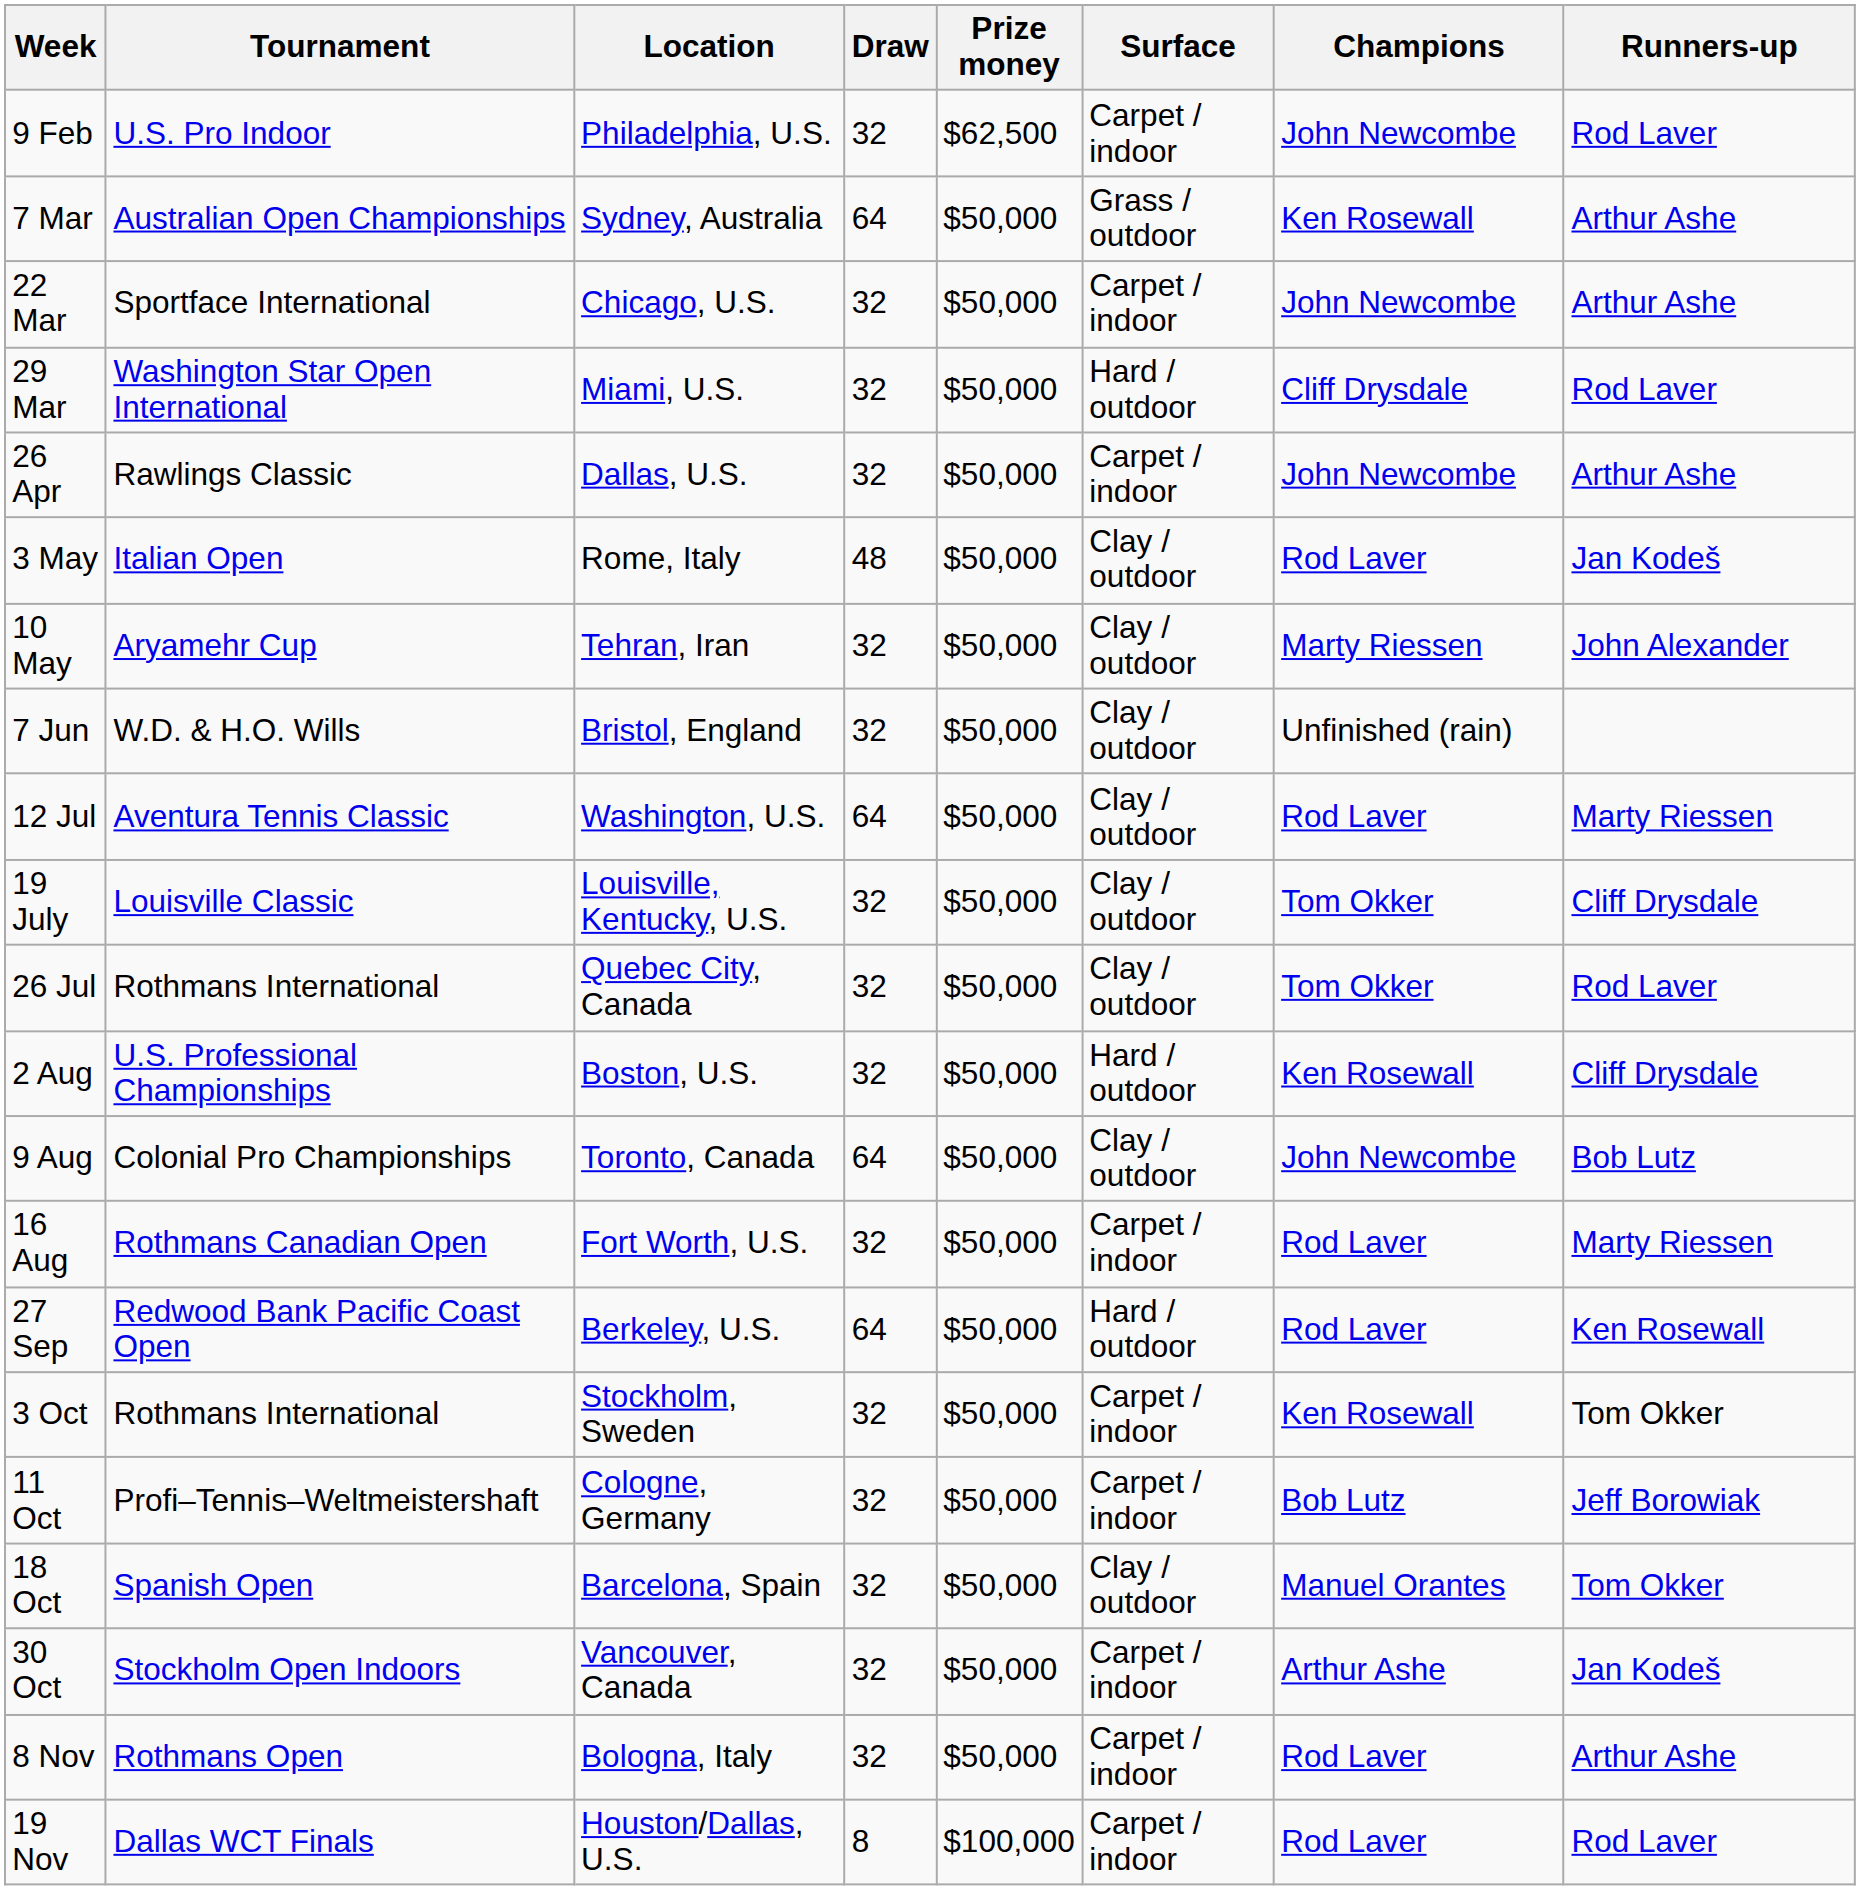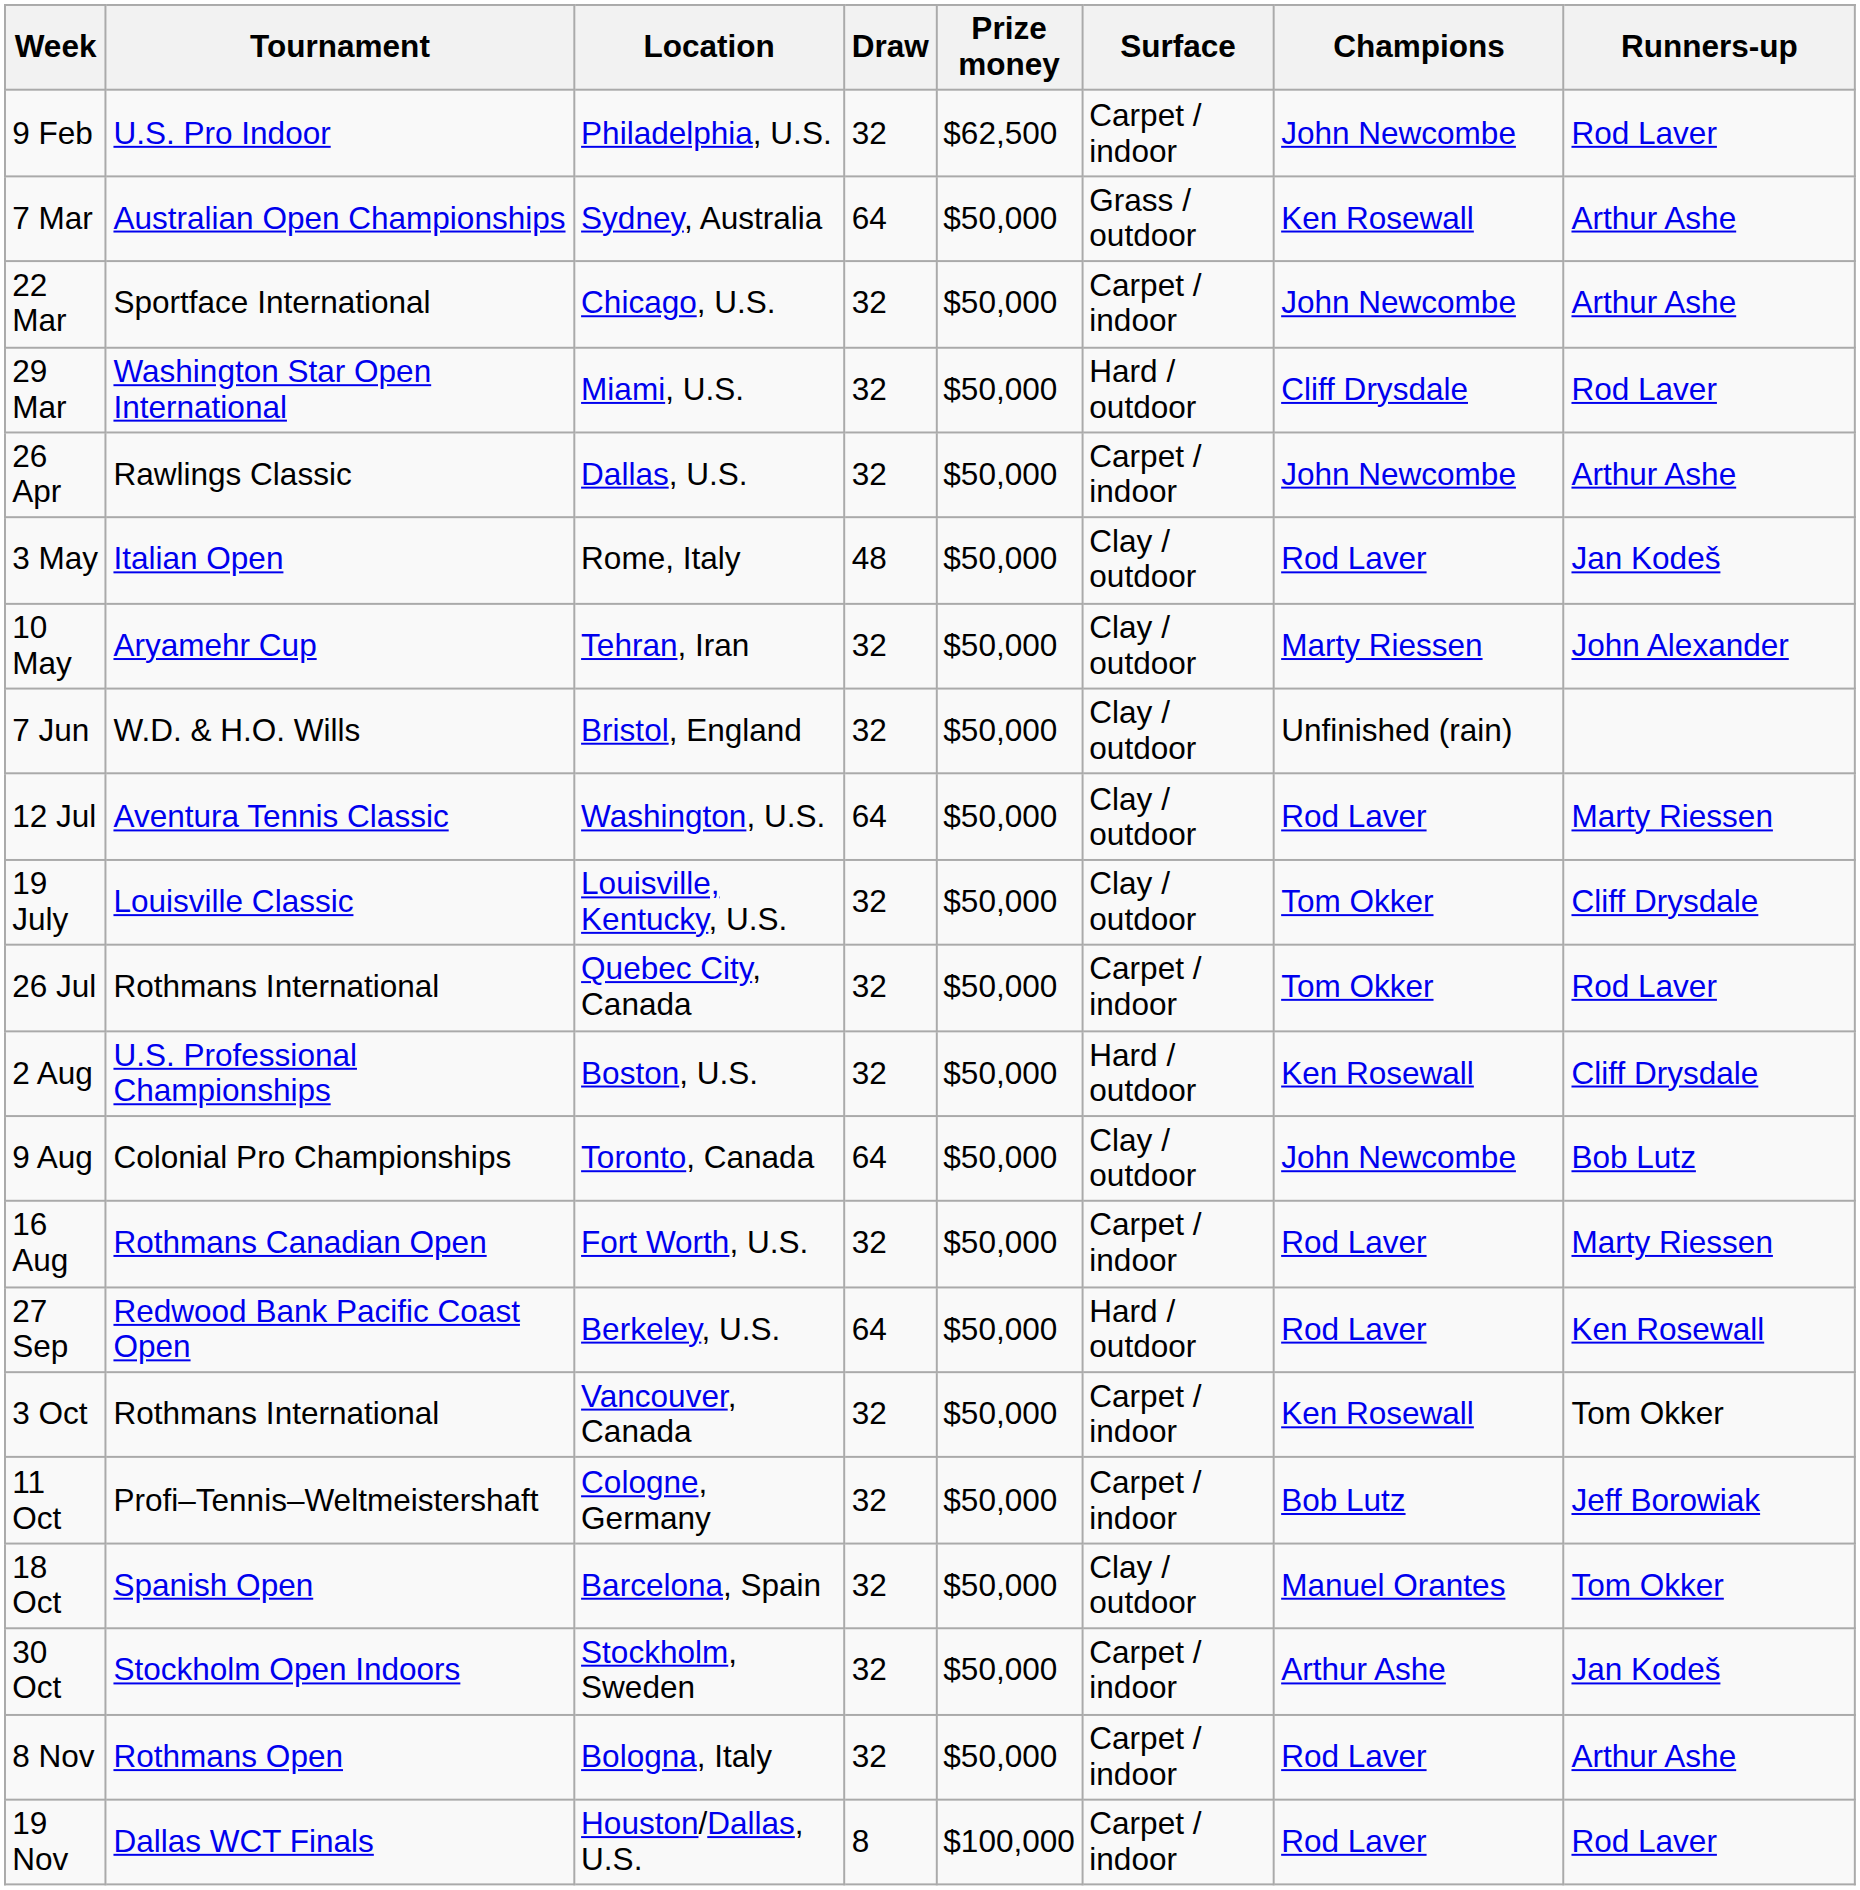(1143, 987) Clay / outdoor -> (1145, 987) Carpet / indoor
(659, 1414) Stockholm, Sweden -> (659, 1414) Vancouver, Canada
(659, 1670) Vancouver, Canada -> (659, 1670) Stockholm, Sweden
